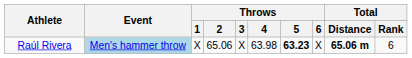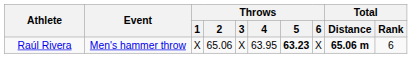(138, 45) lightblue background -> (138, 45) no background
(264, 45) 63.98 -> (264, 45) 63.95
